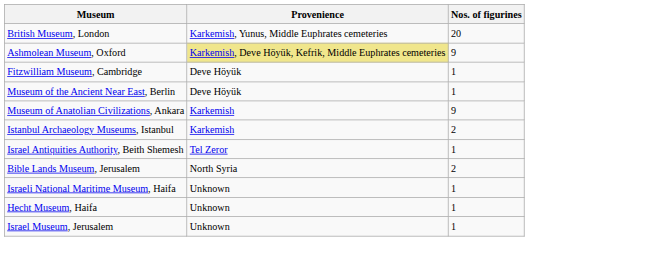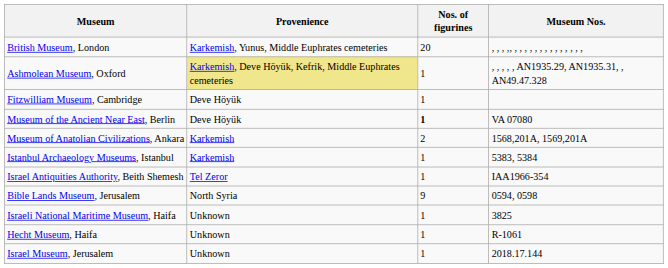+ column: (576, 21)
(454, 53) 9 -> (423, 73) 1
(454, 92) normal -> (423, 118) bold
(454, 111) 9 -> (423, 138) 2
(454, 130) 2 -> (423, 157) 1
(454, 169) 2 -> (423, 196) 9
